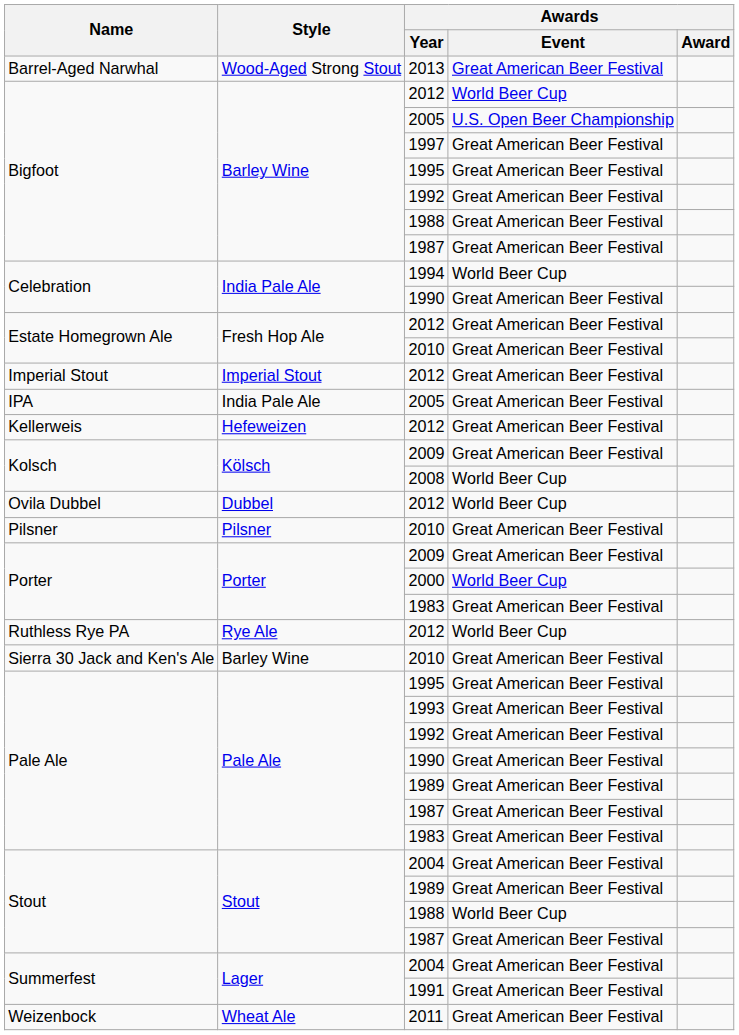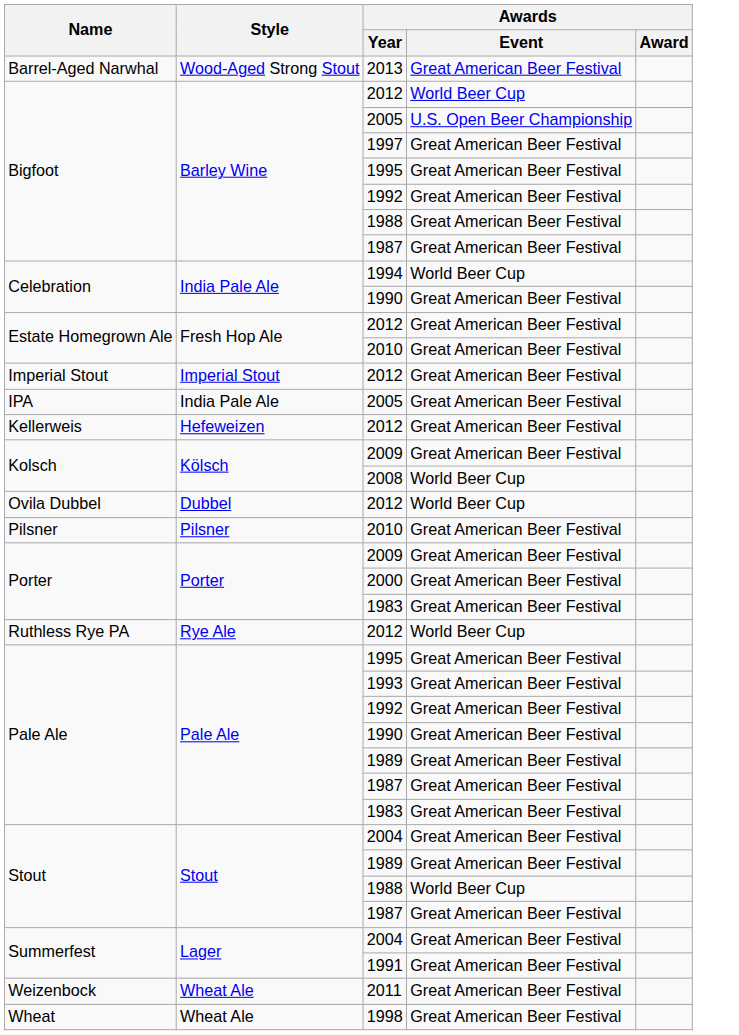(509, 581) World Beer Cup -> (516, 581) Great American Beer Festival
- row: (111, 658)
+ row: (32, 1016)
